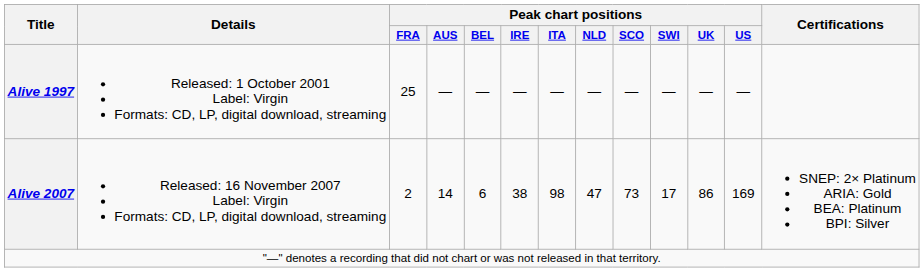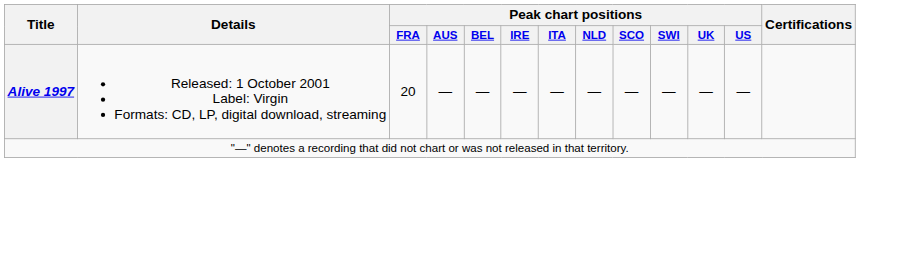(408, 91) 25 -> (408, 91) 20
- row: (41, 193)
